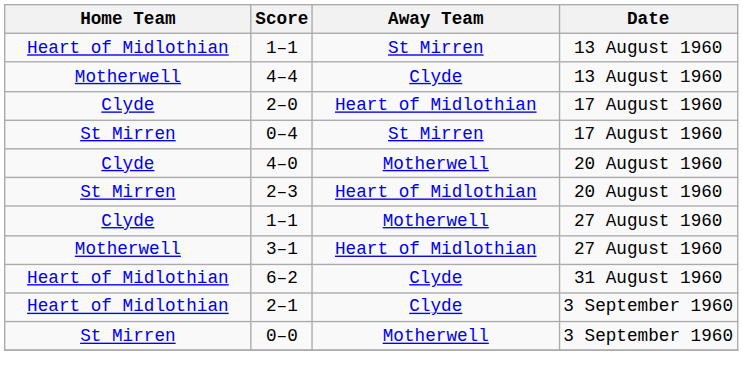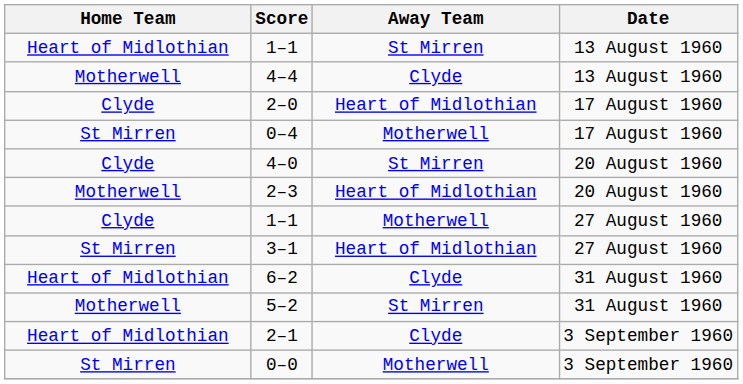(436, 134) St Mirren -> (436, 134) Motherwell
(436, 163) Motherwell -> (436, 163) St Mirren
(128, 192) St Mirren -> (128, 192) Motherwell
(128, 250) Motherwell -> (128, 250) St Mirren
+ row: (282, 307)
